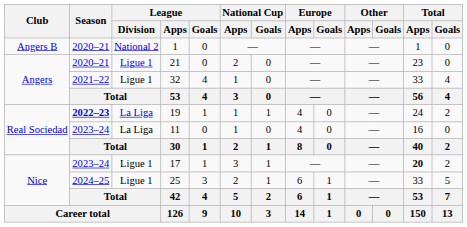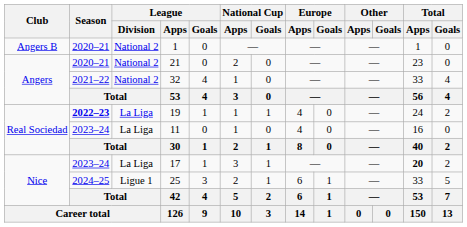(136, 63) Ligue 1 -> (136, 63) National 2
(136, 79) Ligue 1 -> (136, 79) National 2
(136, 163) Ligue 1 -> (136, 163) La Liga
